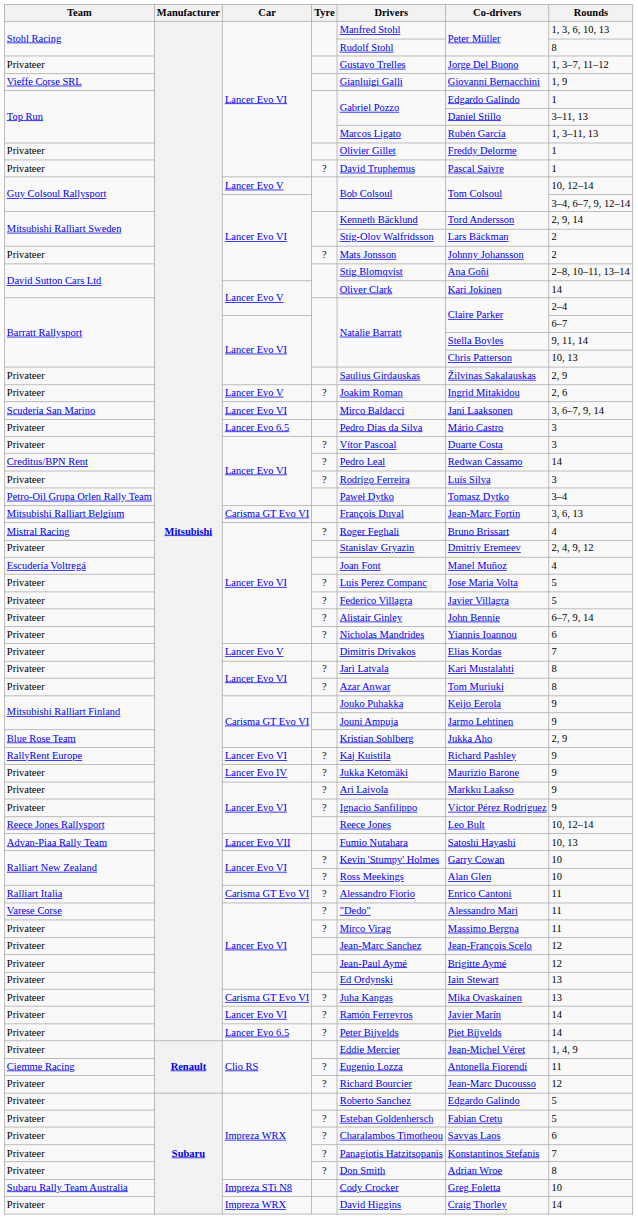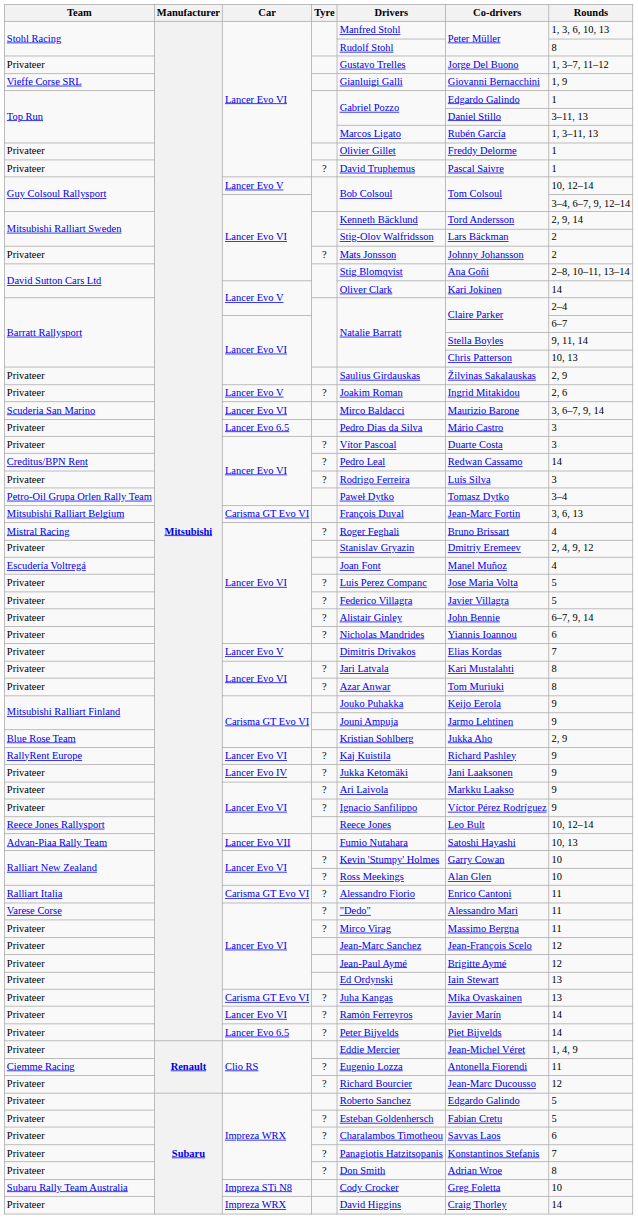(480, 410) Jani Laaksonen -> (483, 410) Maurizio Barone
(483, 772) Maurizio Barone -> (480, 772) Jani Laaksonen
